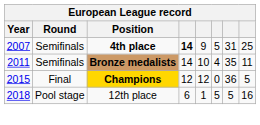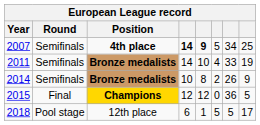(203, 46) normal -> (203, 46) bold
(231, 46) 31 -> (231, 46) 34
(231, 63) 35 -> (231, 63) 33
(247, 63) 11 -> (247, 63) 19
+ row: (18, 79)
(247, 96) 16 -> (247, 112) 17
